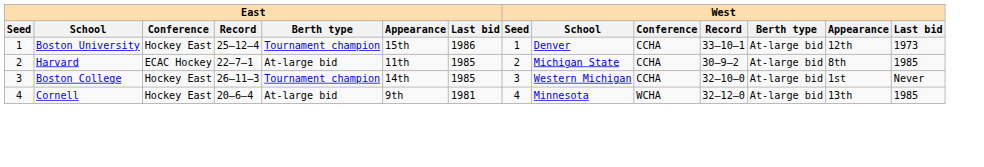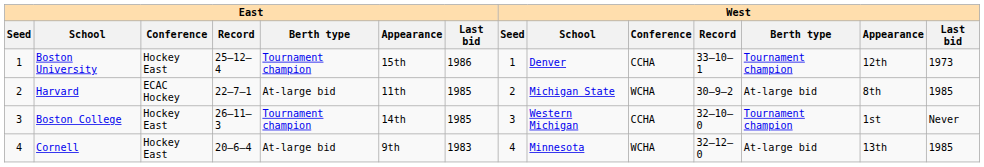(786, 46) At-large bid -> (774, 63) Tournament champion
(649, 62) CCHA -> (643, 91) WCHA
(786, 79) At-large bid -> (774, 120) Tournament champion
(463, 95) 1981 -> (460, 148) 1983
